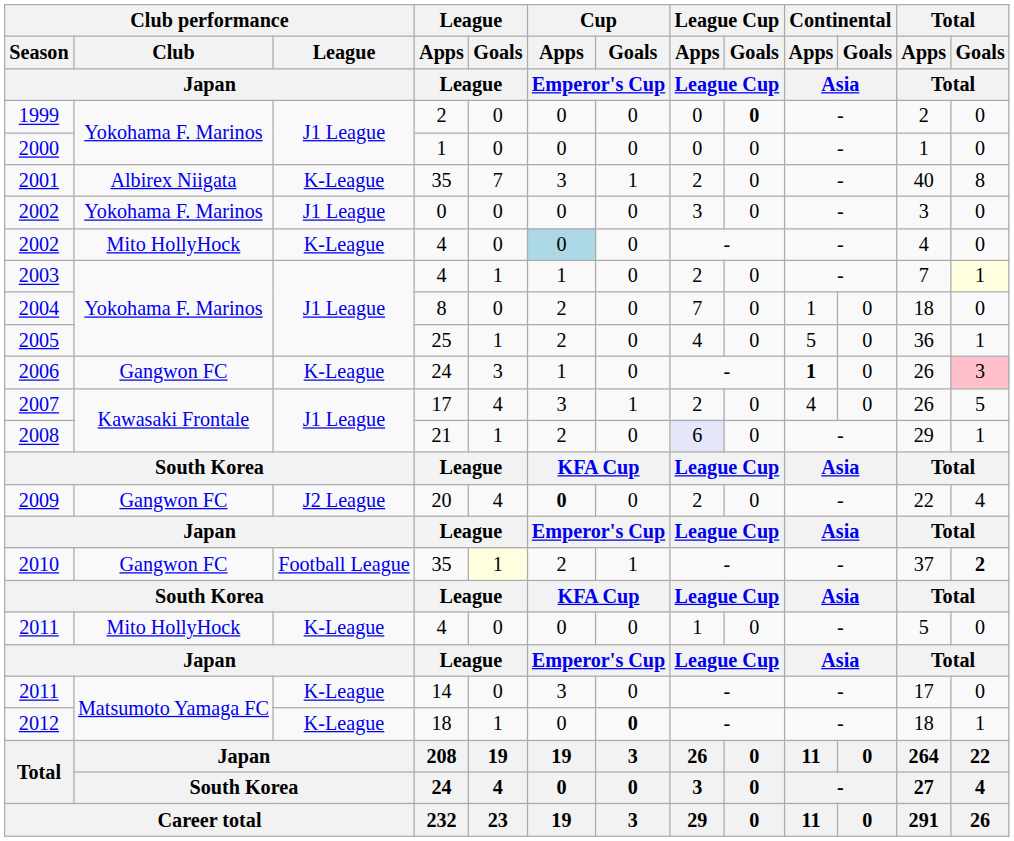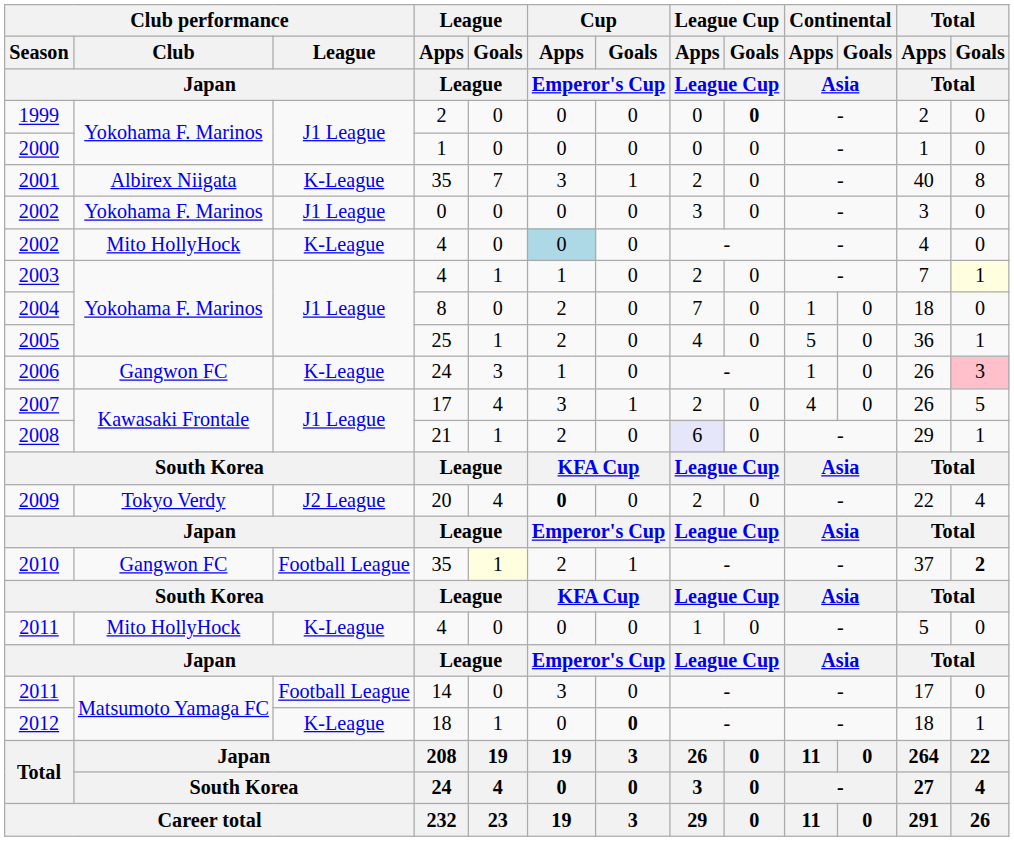(811, 372) bold -> (811, 372) normal
(173, 500) Gangwon FC -> (173, 500) Tokyo Verdy
(344, 691) K-League -> (344, 691) Football League
